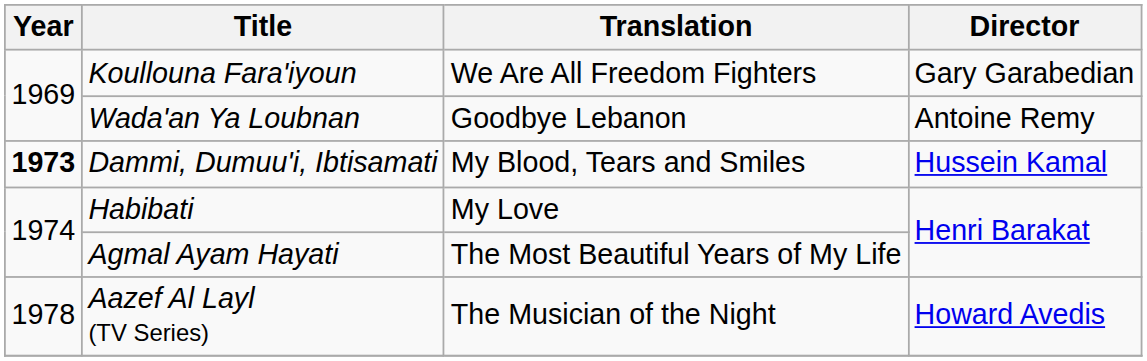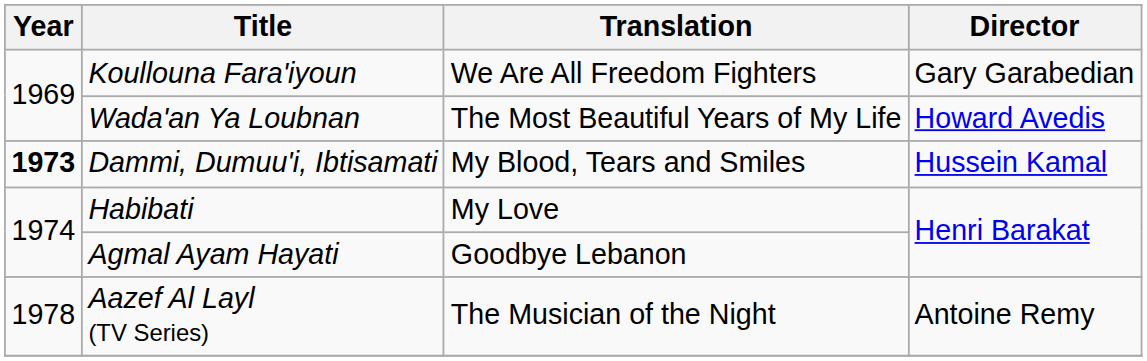(569, 118) Goodbye Lebanon -> (676, 118) The Most Beautiful Years of My Life
(1005, 118) Antoine Remy -> (1010, 118) Howard Avedis
(676, 254) The Most Beautiful Years of My Life -> (569, 254) Goodbye Lebanon
(1010, 315) Howard Avedis -> (1005, 315) Antoine Remy
